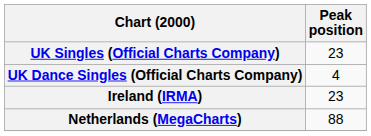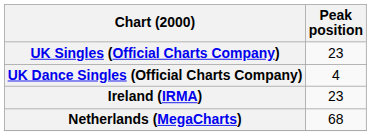(336, 119) 88 -> (336, 119) 68
